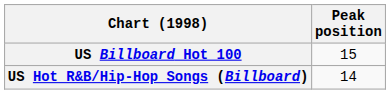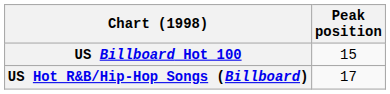(348, 77) 14 -> (348, 77) 17
